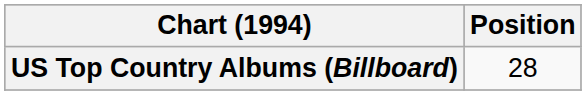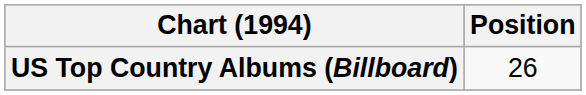(523, 68) 28 -> (523, 68) 26
